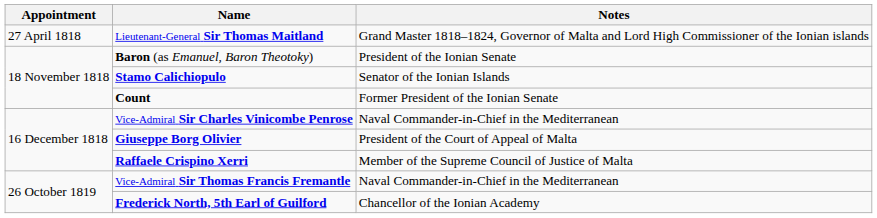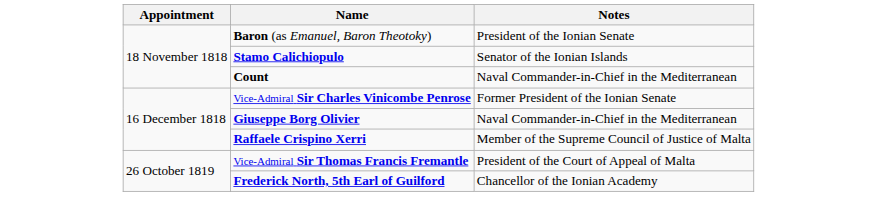- row: (219, 35)
(458, 98) Former President of the Ionian Senate -> (607, 77) Naval Commander-in-Chief in the Mediterranean
(489, 118) Naval Commander-in-Chief in the Mediterranean -> (576, 98) Former President of the Ionian Senate
(468, 139) President of the Court of Appeal of Malta -> (607, 118) Naval Commander-in-Chief in the Mediterranean
(489, 181) Naval Commander-in-Chief in the Mediterranean -> (586, 160) President of the Court of Appeal of Malta
